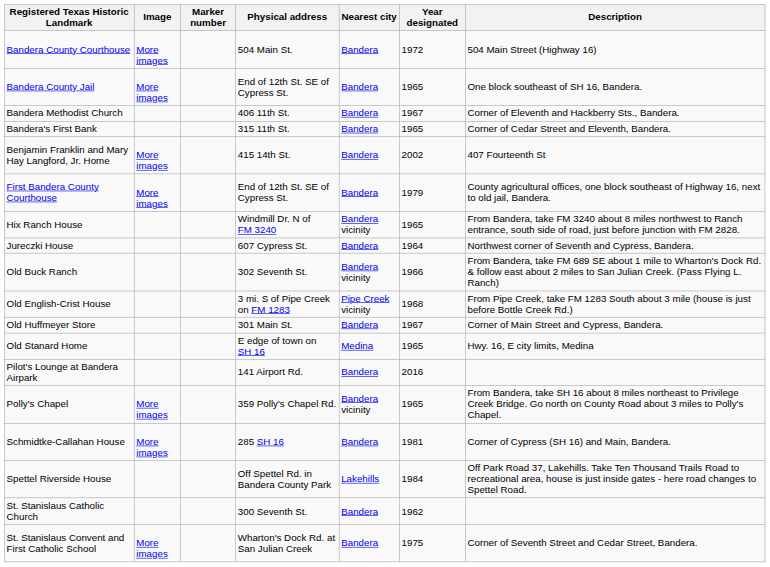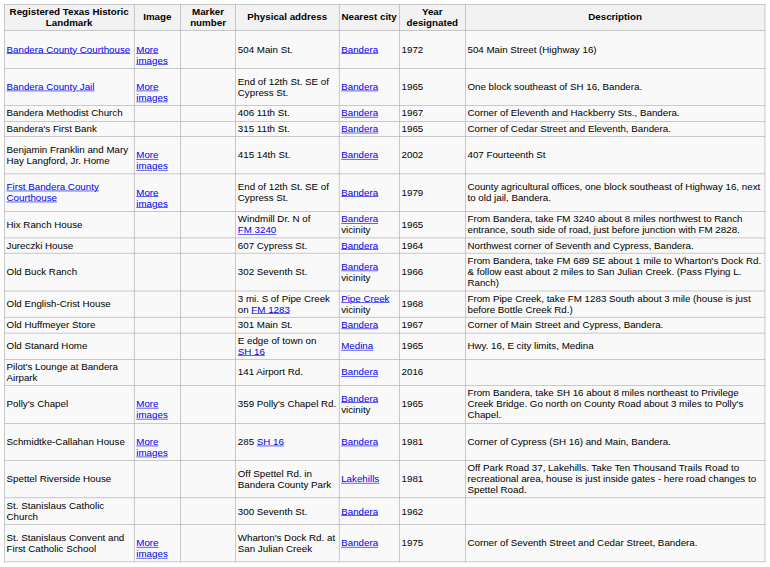(412, 479) 1984 -> (412, 479) 1981
